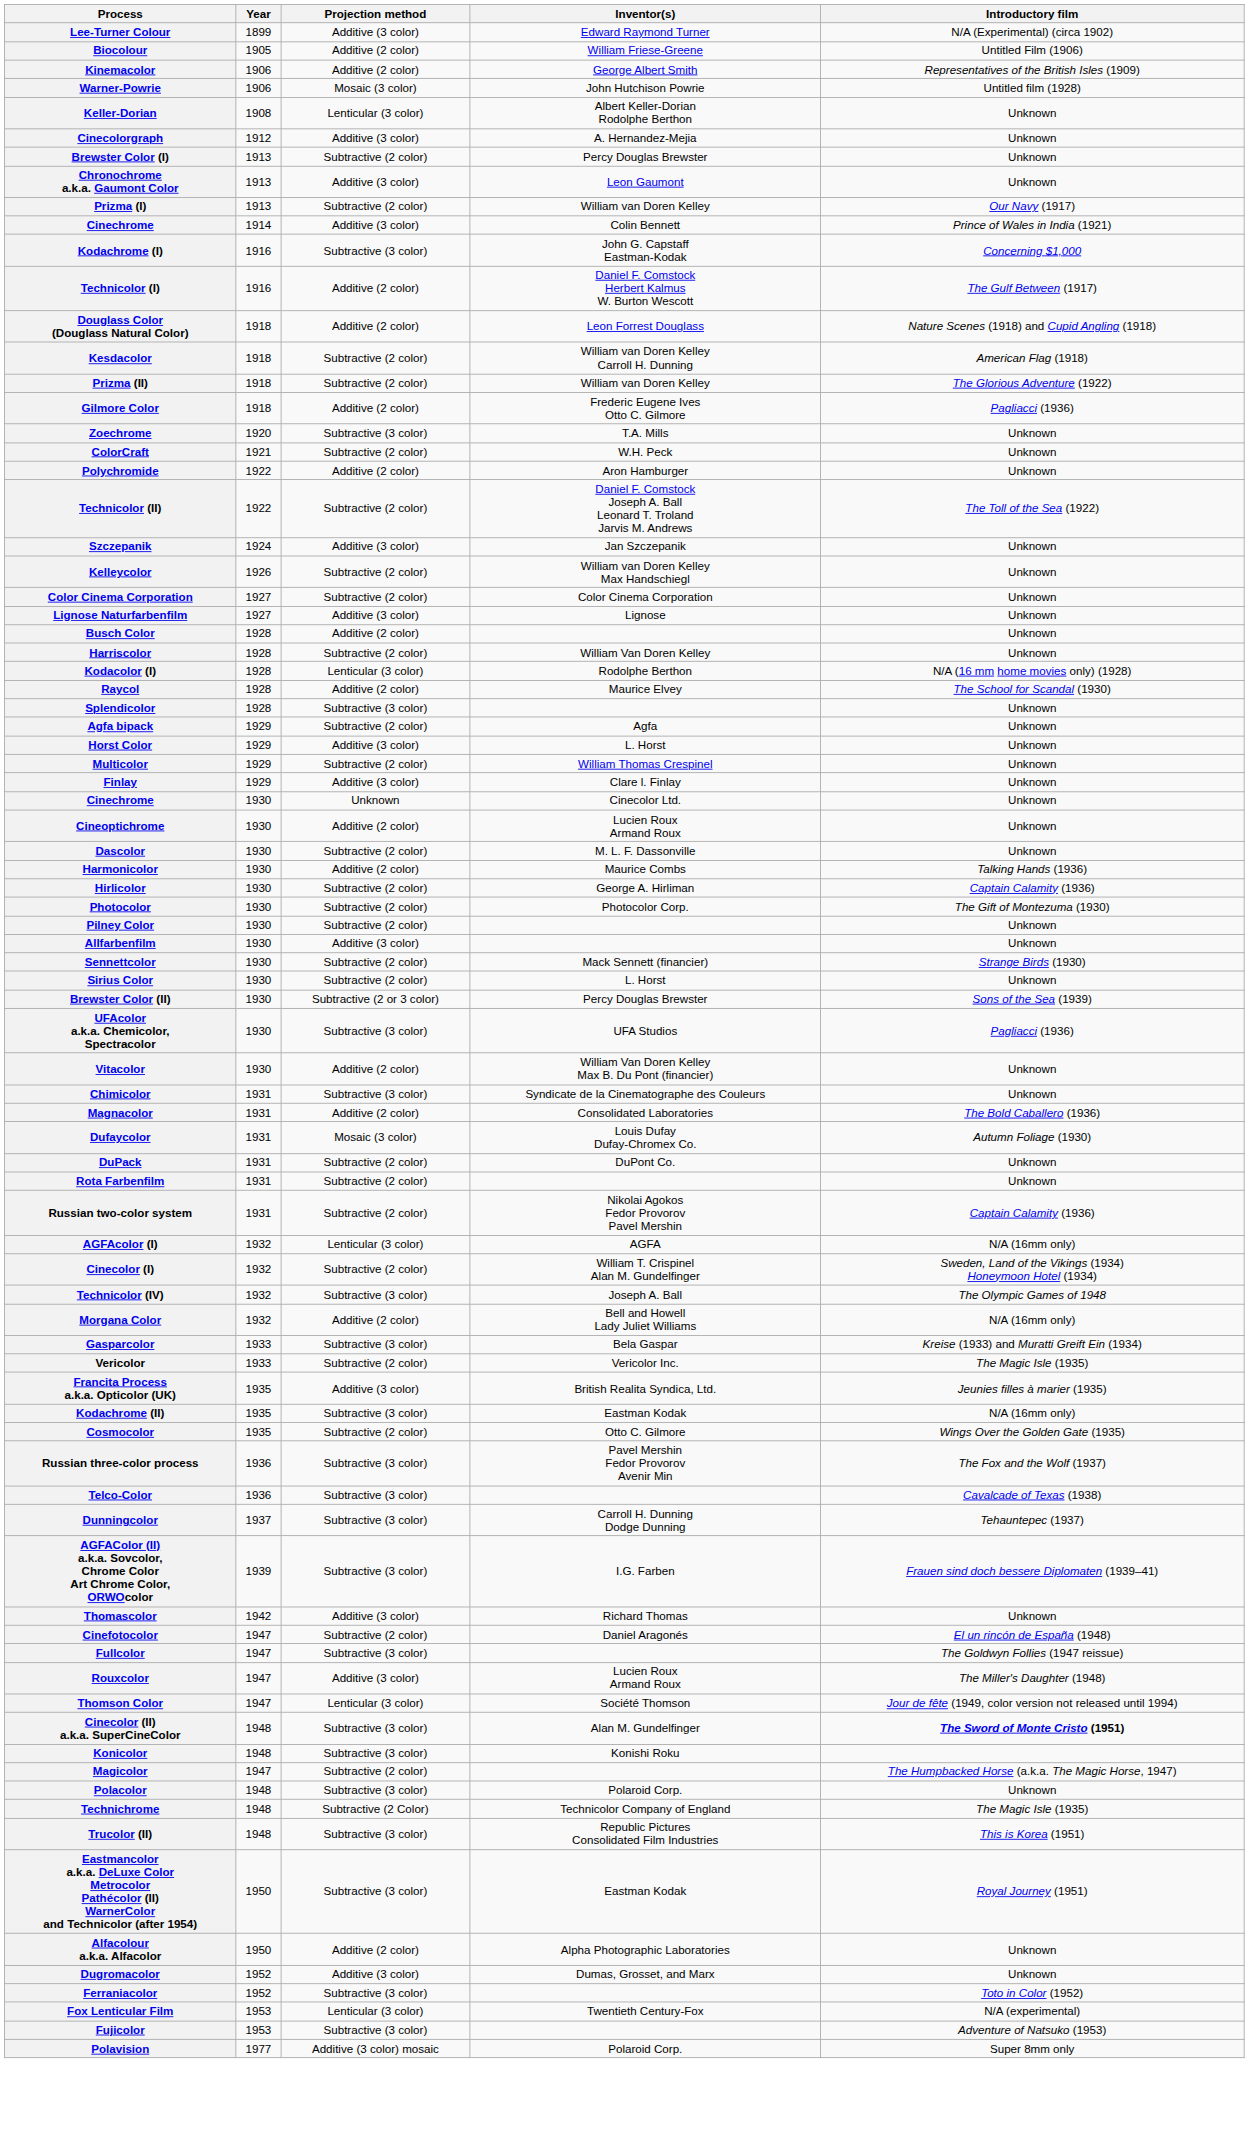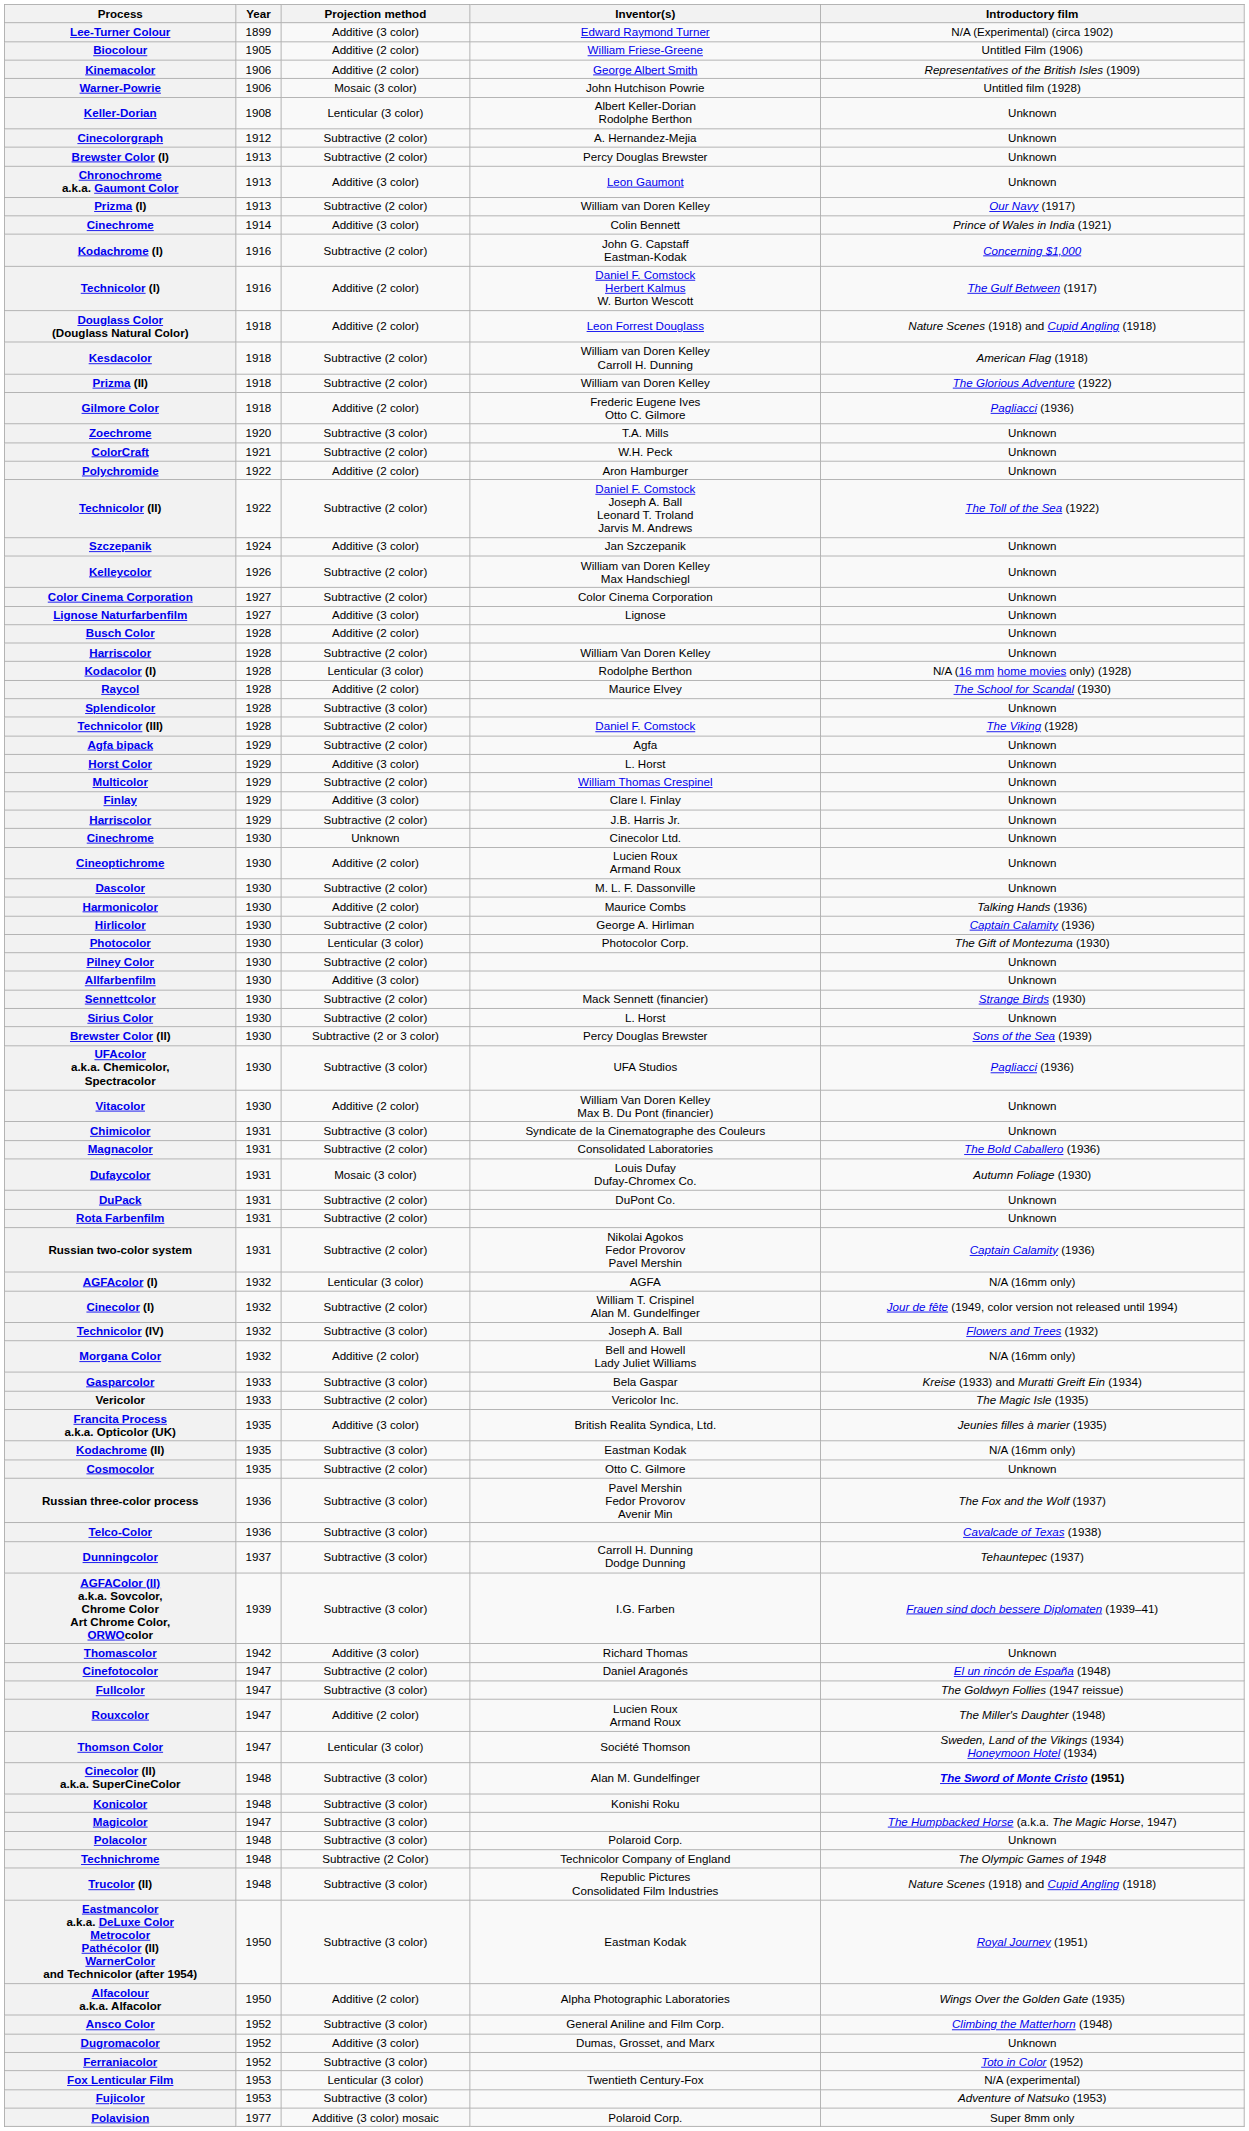(375, 138) Additive (3 color) -> (375, 138) Subtractive (2 color)
(375, 251) Subtractive (3 color) -> (375, 251) Subtractive (2 color)
+ row: (120, 727)
+ row: (120, 820)
(375, 907) Subtractive (2 color) -> (375, 944) Lenticular (3 color)
(375, 1113) Additive (2 color) -> (375, 1150) Subtractive (2 color)
(1032, 1270) Sweden, Land of the Vikings (1934) Honeymoon Hotel (1934) -> (1032, 1307) Jour de fête (1949, color version not released until 1994)
(1032, 1295) The Olympic Games of 1948 -> (1032, 1332) Flowers and Trees (1932)
(1032, 1432) Wings Over the Golden Gate (1935) -> (1032, 1469) Unknown
(375, 1678) Additive (3 color) -> (375, 1715) Additive (2 color)
(1032, 1703) Jour de fête (1949, color version not released until 1994) -> (1032, 1747) Sweden, Land of the Vikings (1934) Honeymoon Hotel (1934)
(375, 1772) Subtractive (2 color) -> (375, 1822) Subtractive (3 color)
(1032, 1809) The Magic Isle (1935) -> (1032, 1859) The Olympic Games of 1948
(1032, 1834) This is Korea (1951) -> (1032, 1884) Nature Scenes (1918) and Cupid Angling (1918)
(1032, 1950) Unknown -> (1032, 2000) Wings Over the Golden Gate (1935)
+ row: (120, 2025)
